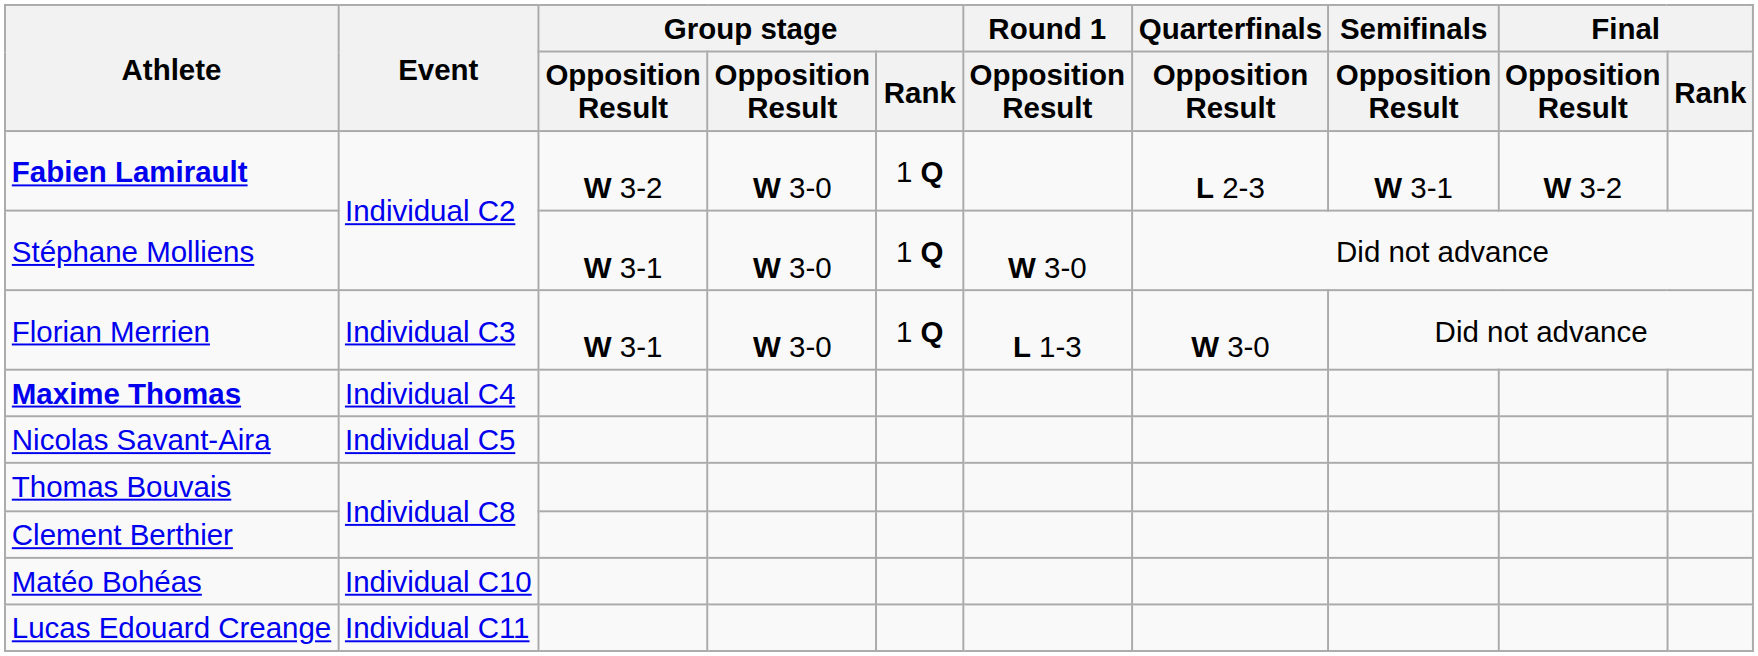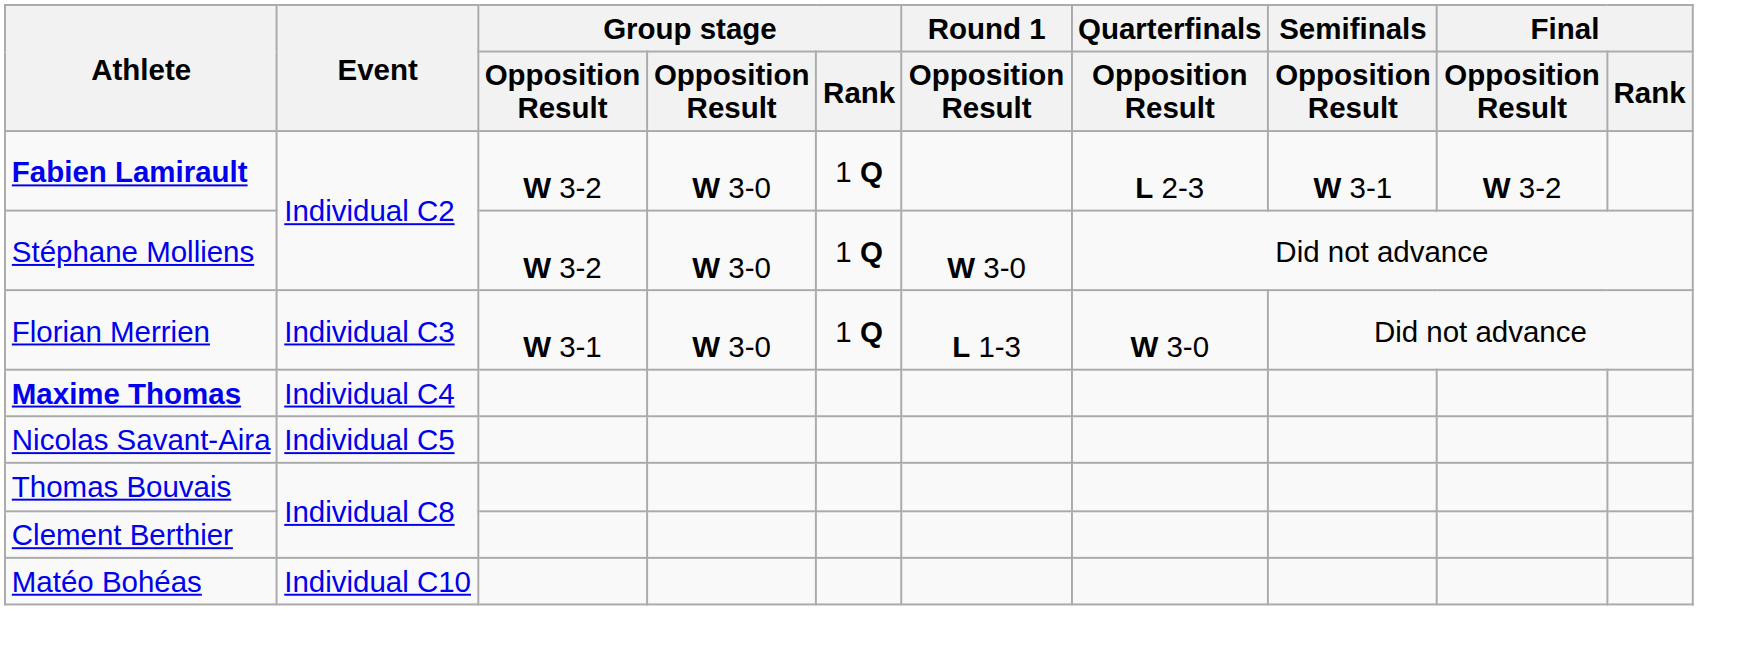(623, 267) W 3-1 -> (562, 267) W 3-2
- row: (172, 627)
